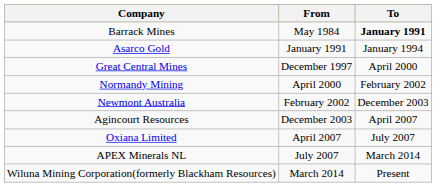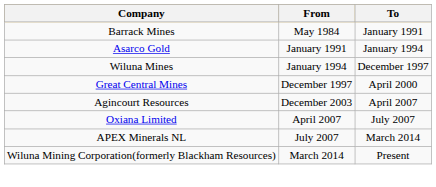(393, 31) bold -> (393, 31) normal
+ row: (141, 66)
- row: (141, 84)
- row: (141, 102)
